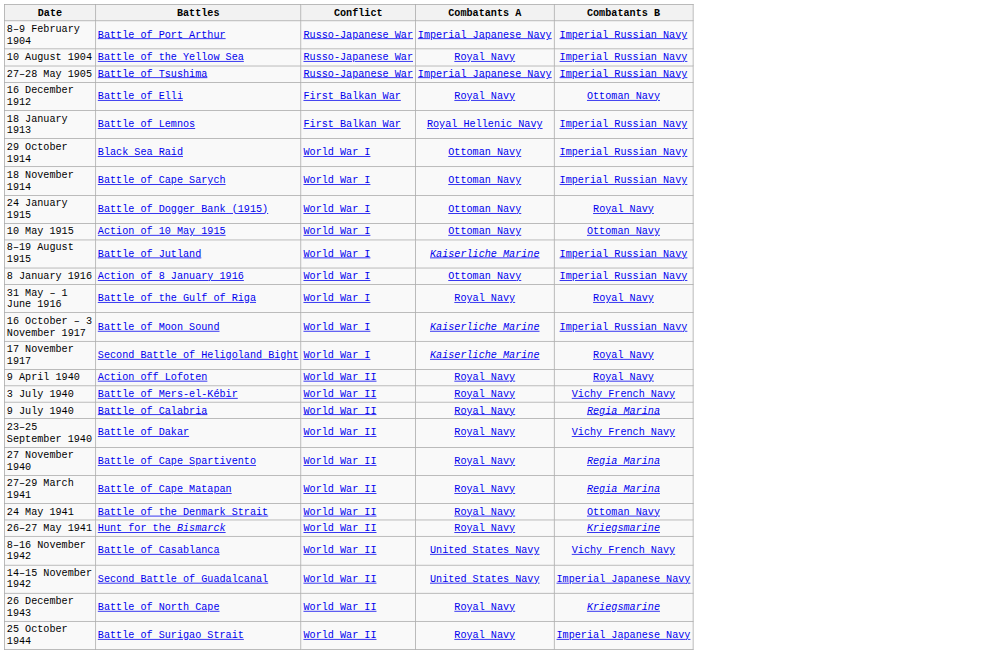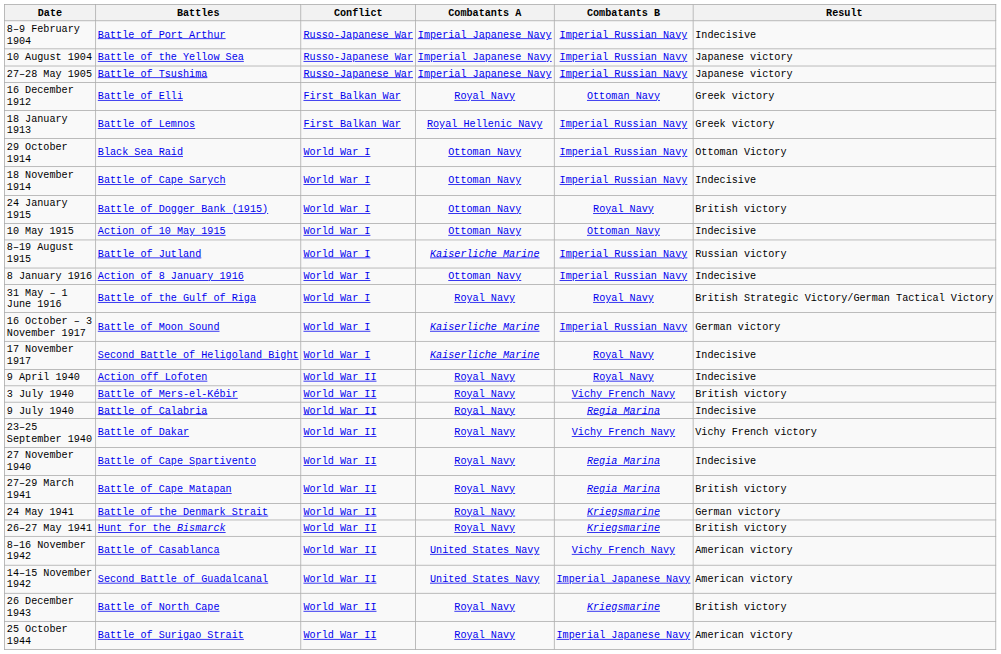+ column: (844, 13)
(485, 57) Royal Navy -> (485, 57) Imperial Japanese Navy
(623, 512) Ottoman Navy -> (623, 512) Kriegsmarine
